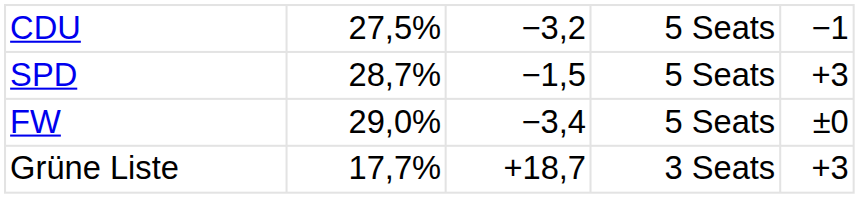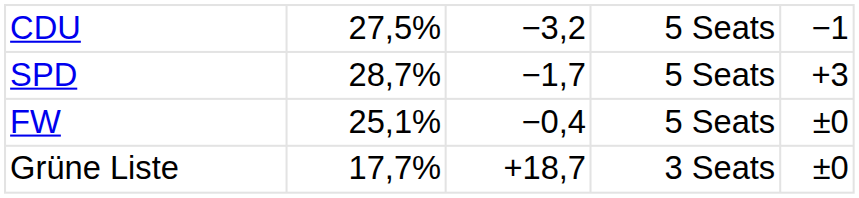(554, 74) −1,5 -> (554, 74) −1,7
(395, 121) 29,0% -> (395, 121) 25,1%
(554, 121) −3,4 -> (554, 121) −0,4
(830, 168) +3 -> (831, 168) ±0
